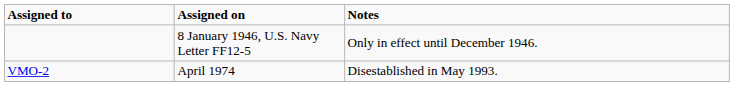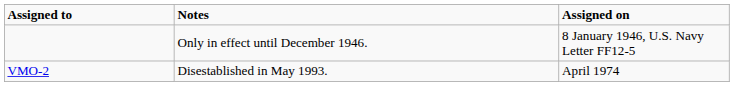columns swapped: (211, 14) <-> (363, 14)
